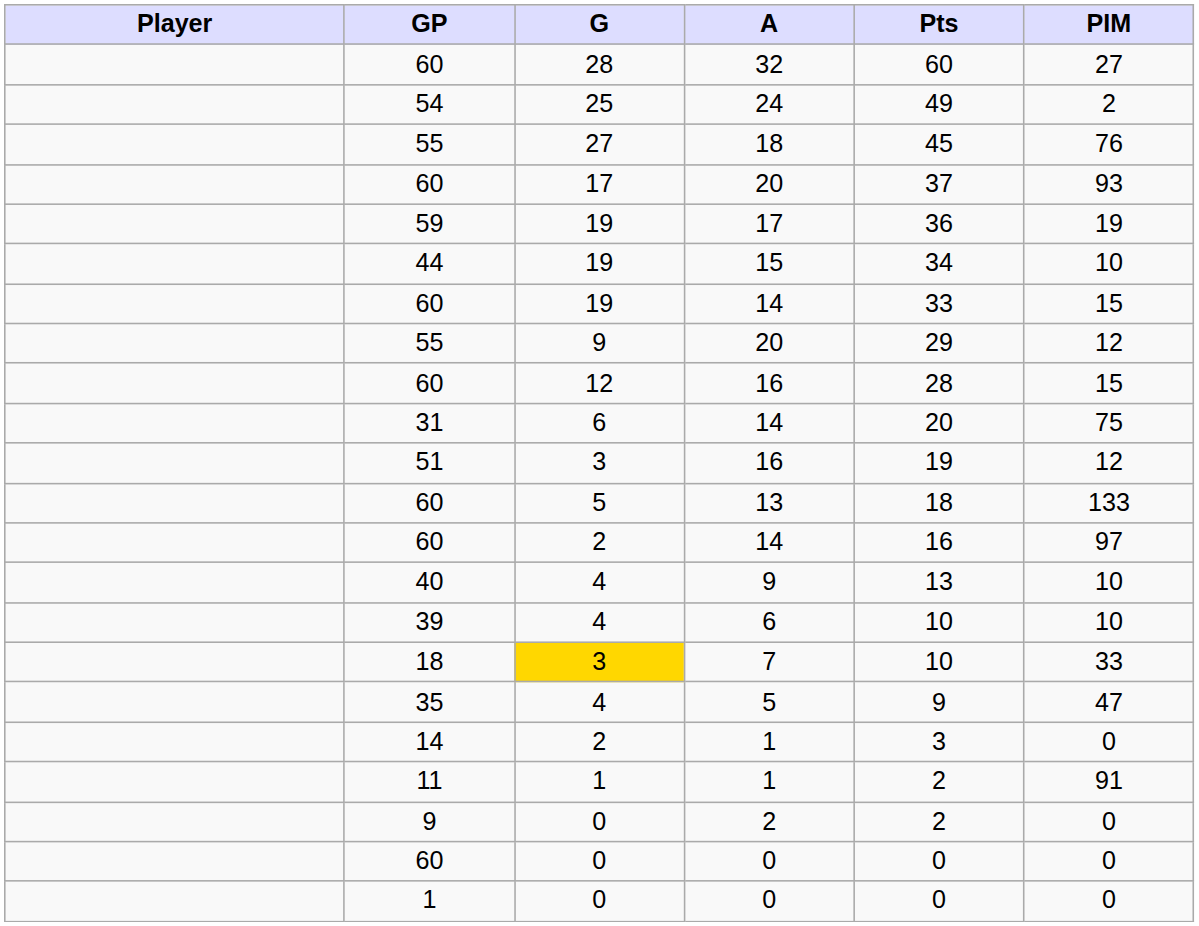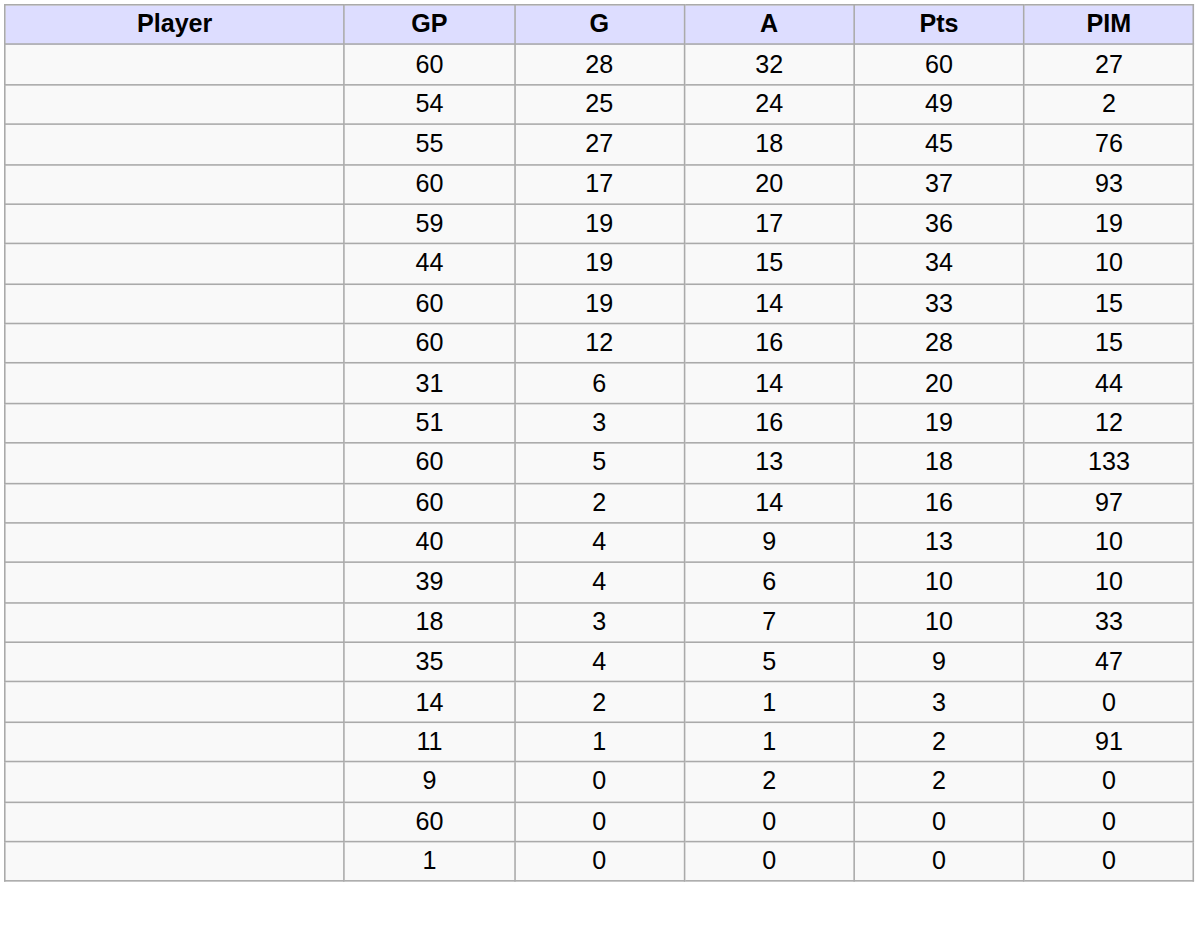- row: (429, 343)
(1109, 422) 75 -> (1109, 382) 44
(599, 661) gold background -> (599, 622) no background
